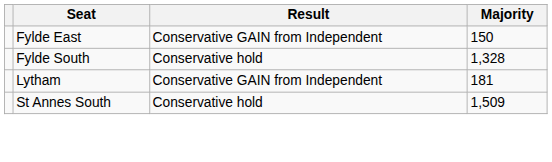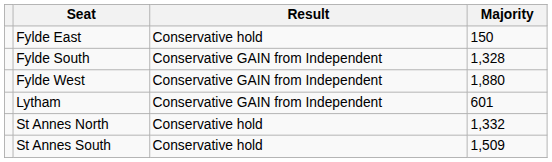(267, 37) Conservative GAIN from Independent -> (208, 37) Conservative hold
(208, 59) Conservative hold -> (267, 59) Conservative GAIN from Independent
+ row: (50, 80)
(482, 80) 181 -> (482, 102) 601
+ row: (62, 124)
